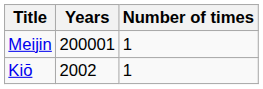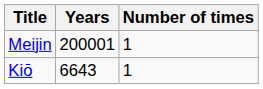(78, 70) 2002 -> (78, 70) 6643
